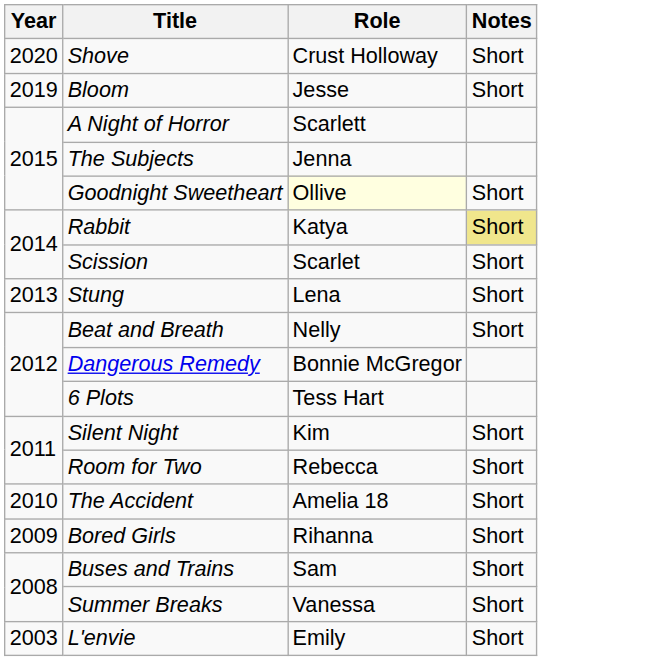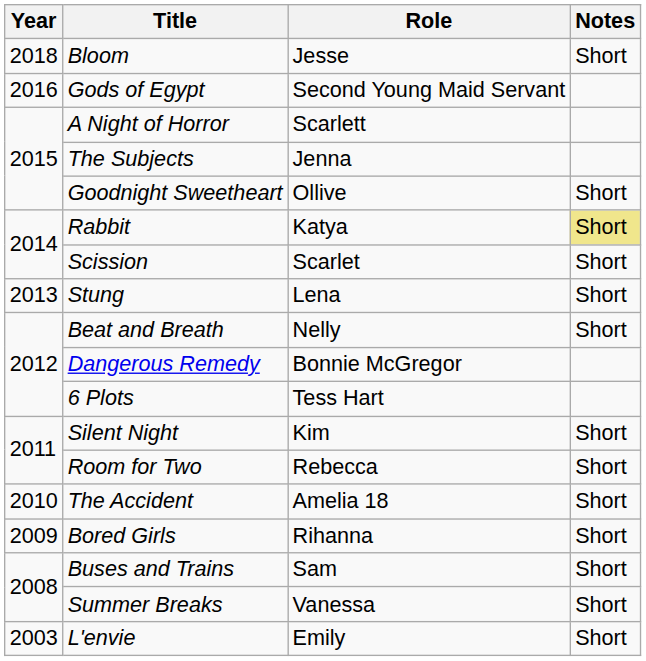- row: (98, 55)
(34, 90) 2019 -> (34, 55) 2018
+ row: (136, 90)
(320, 192) lightyellow background -> (320, 192) no background
